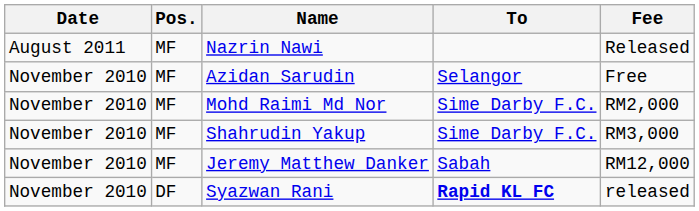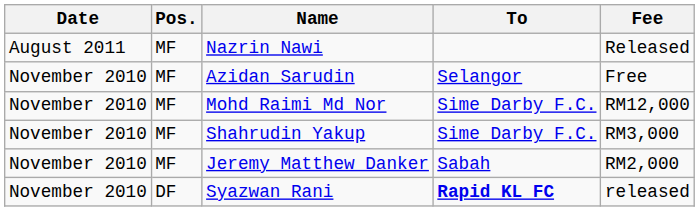(642, 106) RM2,000 -> (647, 106) RM12,000
(647, 163) RM12,000 -> (642, 163) RM2,000
